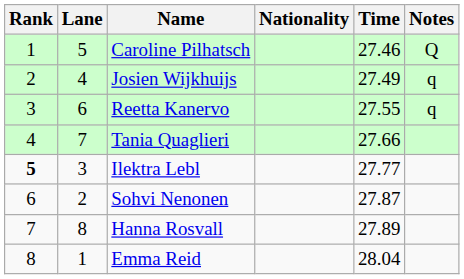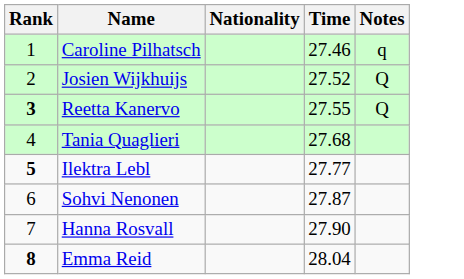- column: (82, 19)
(432, 49) Q -> (382, 49) q
(379, 79) 27.49 -> (330, 79) 27.52
(432, 79) q -> (382, 79) Q
(31, 109) normal -> (31, 109) bold
(432, 109) q -> (382, 109) Q
(379, 139) 27.66 -> (330, 139) 27.68
(379, 229) 27.89 -> (330, 229) 27.90
(31, 259) normal -> (31, 259) bold
